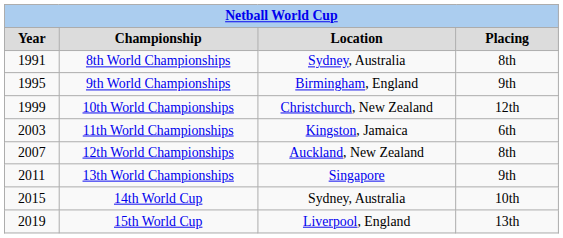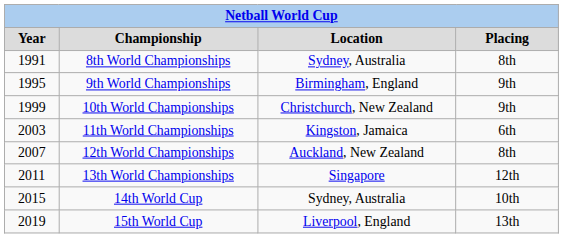(507, 107) 12th -> (507, 107) 9th
(507, 175) 9th -> (507, 175) 12th
